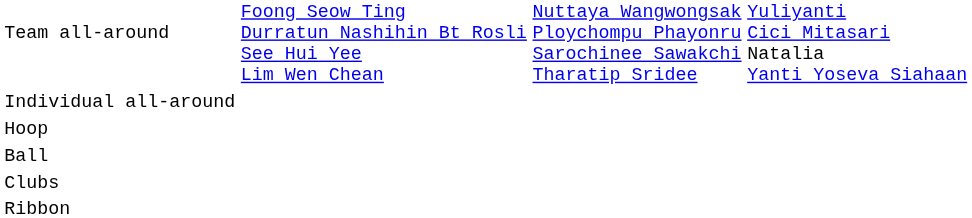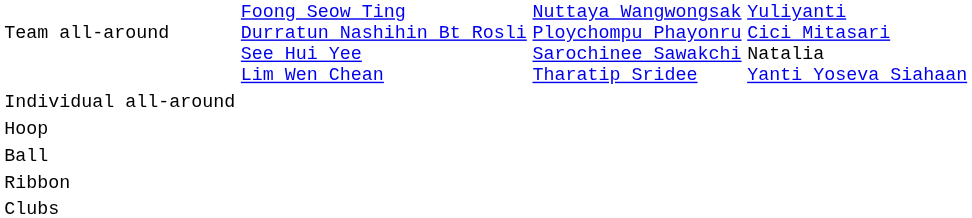rows swapped: (32, 183) <-> (37, 209)
